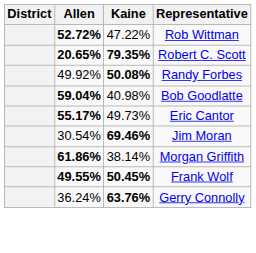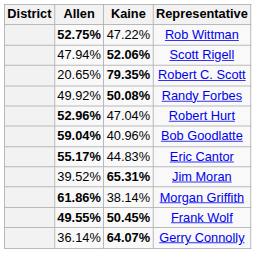(79, 34) 52.72% -> (79, 34) 52.75%
+ row: (202, 55)
(79, 55) bold -> (79, 75) normal
+ row: (202, 116)
(128, 95) 40.98% -> (128, 136) 40.96%
(128, 116) 49.73% -> (128, 156) 44.83%
(79, 136) 30.54% -> (79, 177) 39.52%
(128, 136) 69.46% -> (128, 177) 65.31%
(79, 197) 36.24% -> (79, 237) 36.14%
(128, 197) 63.76% -> (128, 237) 64.07%
